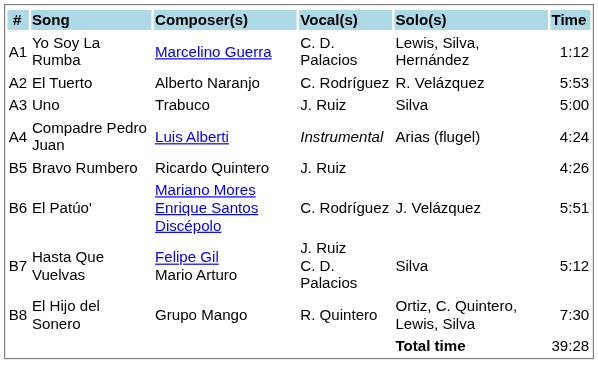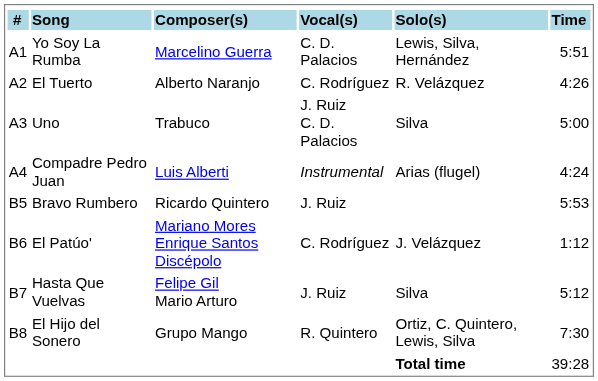(570, 51) 1:12 -> (570, 51) 5:51
(570, 82) 5:53 -> (570, 82) 4:26
(323, 105) J. Ruiz -> (329, 123) J. Ruiz C. D. Palacios
(570, 167) 4:26 -> (570, 203) 5:53
(570, 208) 5:51 -> (570, 243) 1:12
(329, 265) J. Ruiz C. D. Palacios -> (323, 292) J. Ruiz
